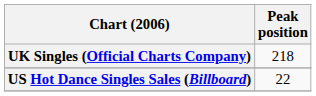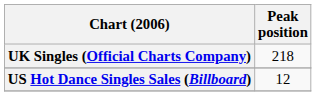(283, 79) 22 -> (283, 79) 12
